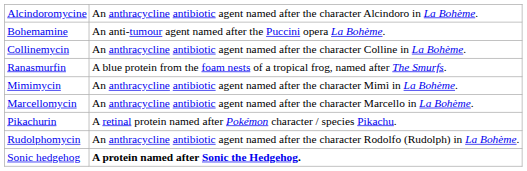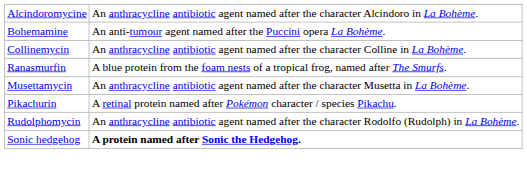- row: (34, 85)
+ row: (40, 85)
- row: (42, 103)
